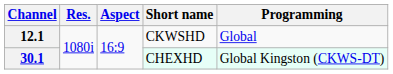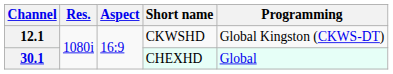(238, 36) Global -> (302, 36) Global Kingston (CKWS-DT)
(302, 58) Global Kingston (CKWS-DT) -> (238, 58) Global
